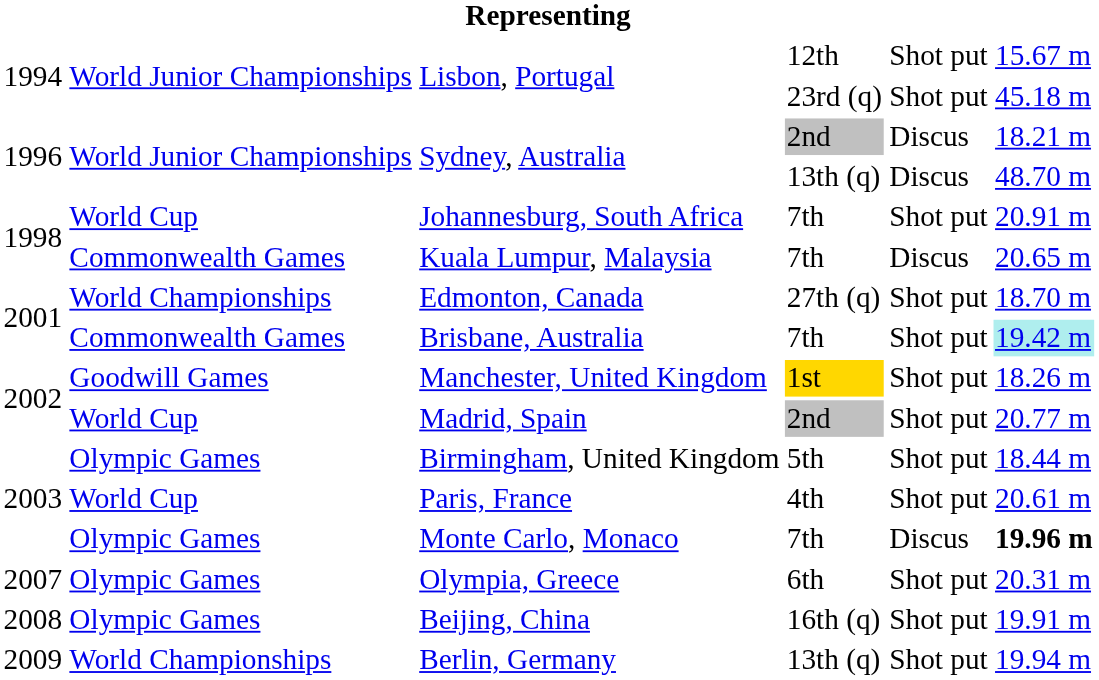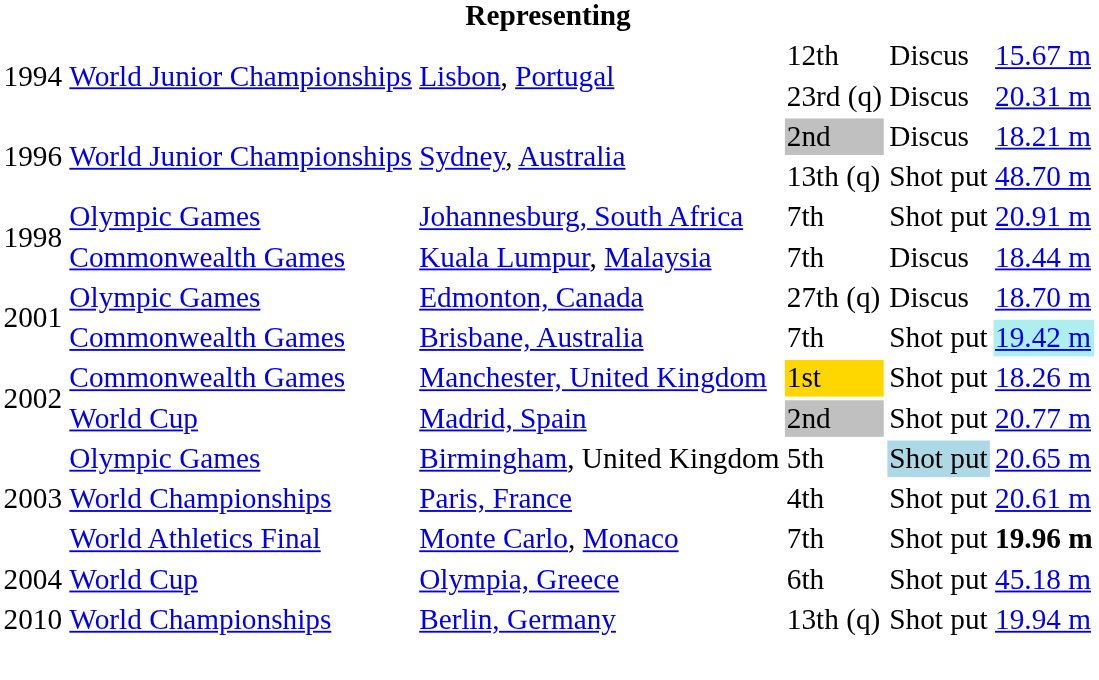(938, 55) Shot put -> (929, 55) Discus
(938, 96) Shot put -> (929, 96) Discus
(1043, 96) 45.18 m -> (1043, 96) 20.31 m
(929, 176) Discus -> (938, 176) Shot put
(134, 216) World Cup -> (165, 216) Olympic Games
(1043, 257) 20.65 m -> (1043, 257) 18.44 m
(200, 297) World Championships -> (165, 297) Olympic Games
(938, 297) Shot put -> (929, 297) Discus
(169, 377) Goodwill Games -> (207, 377) Commonwealth Games
(938, 458) no background -> (938, 458) lightblue background
(1043, 458) 18.44 m -> (1043, 458) 20.65 m
(134, 498) World Cup -> (200, 498) World Championships
(165, 538) Olympic Games -> (195, 538) World Athletics Final
(929, 538) Discus -> (938, 538) Shot put
(33, 579) 2007 -> (33, 579) 2004
(165, 579) Olympic Games -> (134, 579) World Cup
(1043, 579) 20.31 m -> (1043, 579) 45.18 m
- row: (505, 619)
(33, 659) 2009 -> (33, 619) 2010
